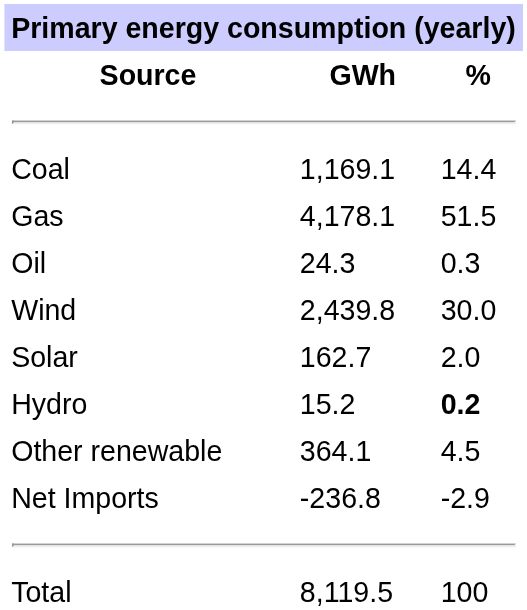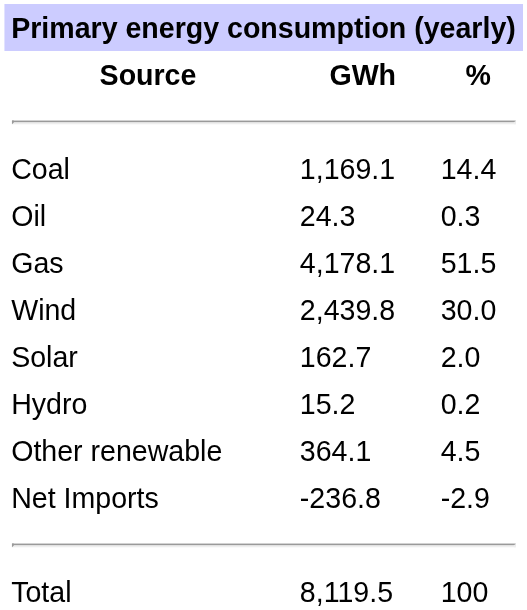rows swapped: (29, 263) <-> (37, 216)
(461, 404) bold -> (461, 404) normal
